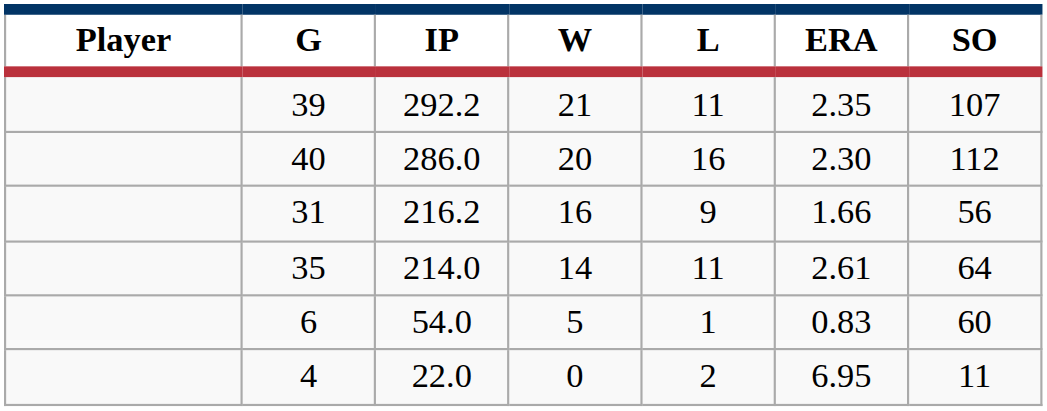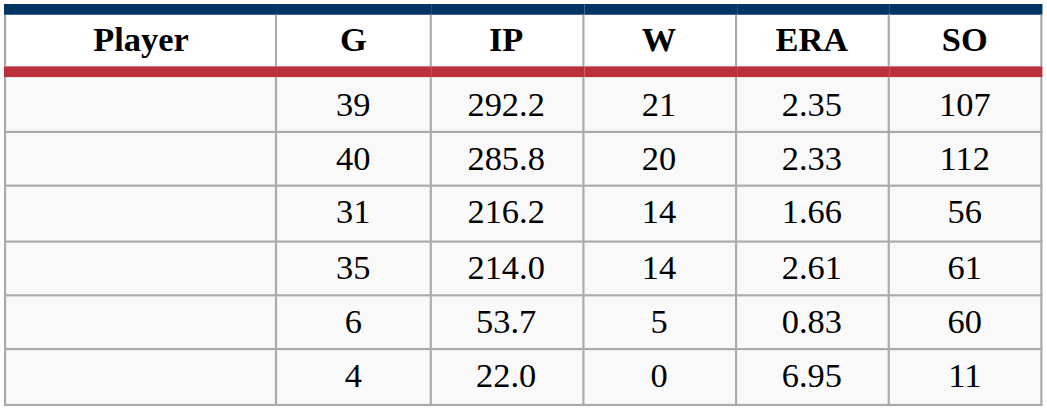- column: (708, 40)
(442, 158) 286.0 -> (506, 158) 285.8
(841, 158) 2.30 -> (812, 158) 2.33
(575, 212) 16 -> (659, 212) 14
(975, 267) 64 -> (965, 267) 61
(442, 321) 54.0 -> (506, 321) 53.7
